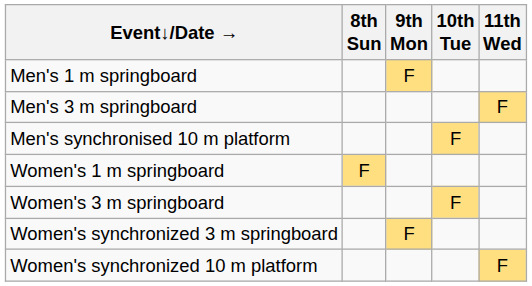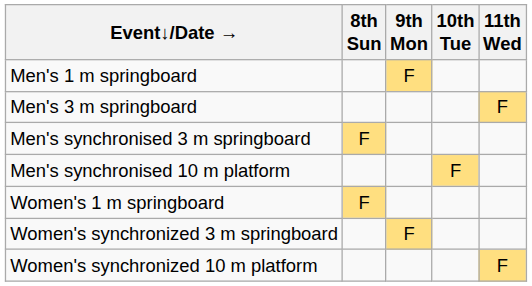+ row: (160, 139)
- row: (117, 202)
